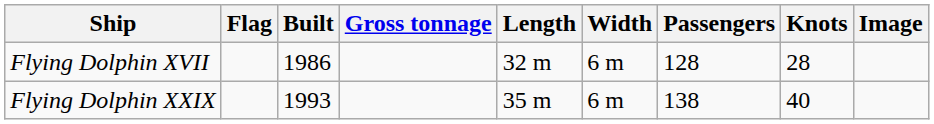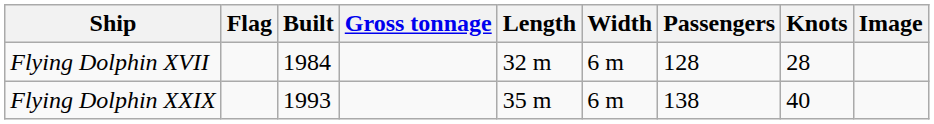(307, 61) 1986 -> (307, 61) 1984
